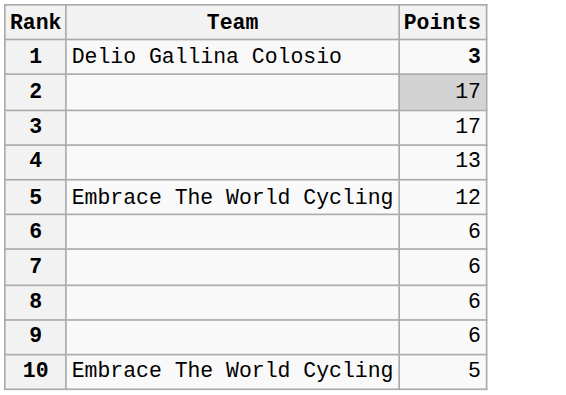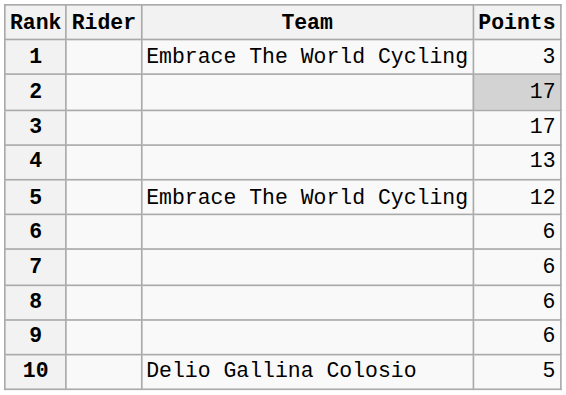+ column: (104, 22)
(207, 57) Delio Gallina Colosio -> (307, 57) Embrace The World Cycling
(474, 57) bold -> (549, 57) normal
(233, 372) Embrace The World Cycling -> (281, 372) Delio Gallina Colosio
